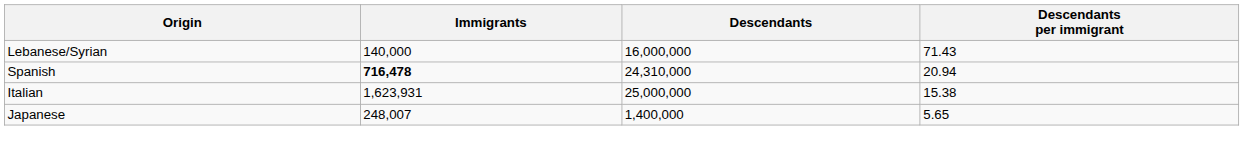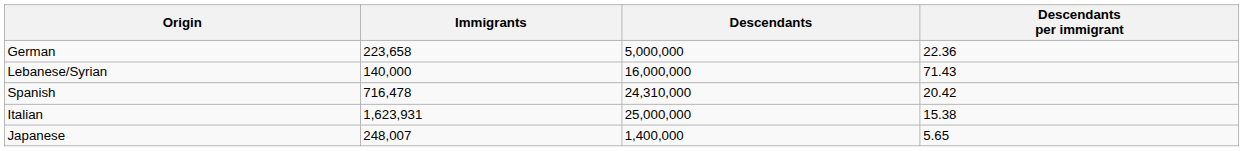+ row: (31, 51)
(387, 72) bold -> (387, 93) normal
(940, 72) 20.94 -> (940, 93) 20.42
